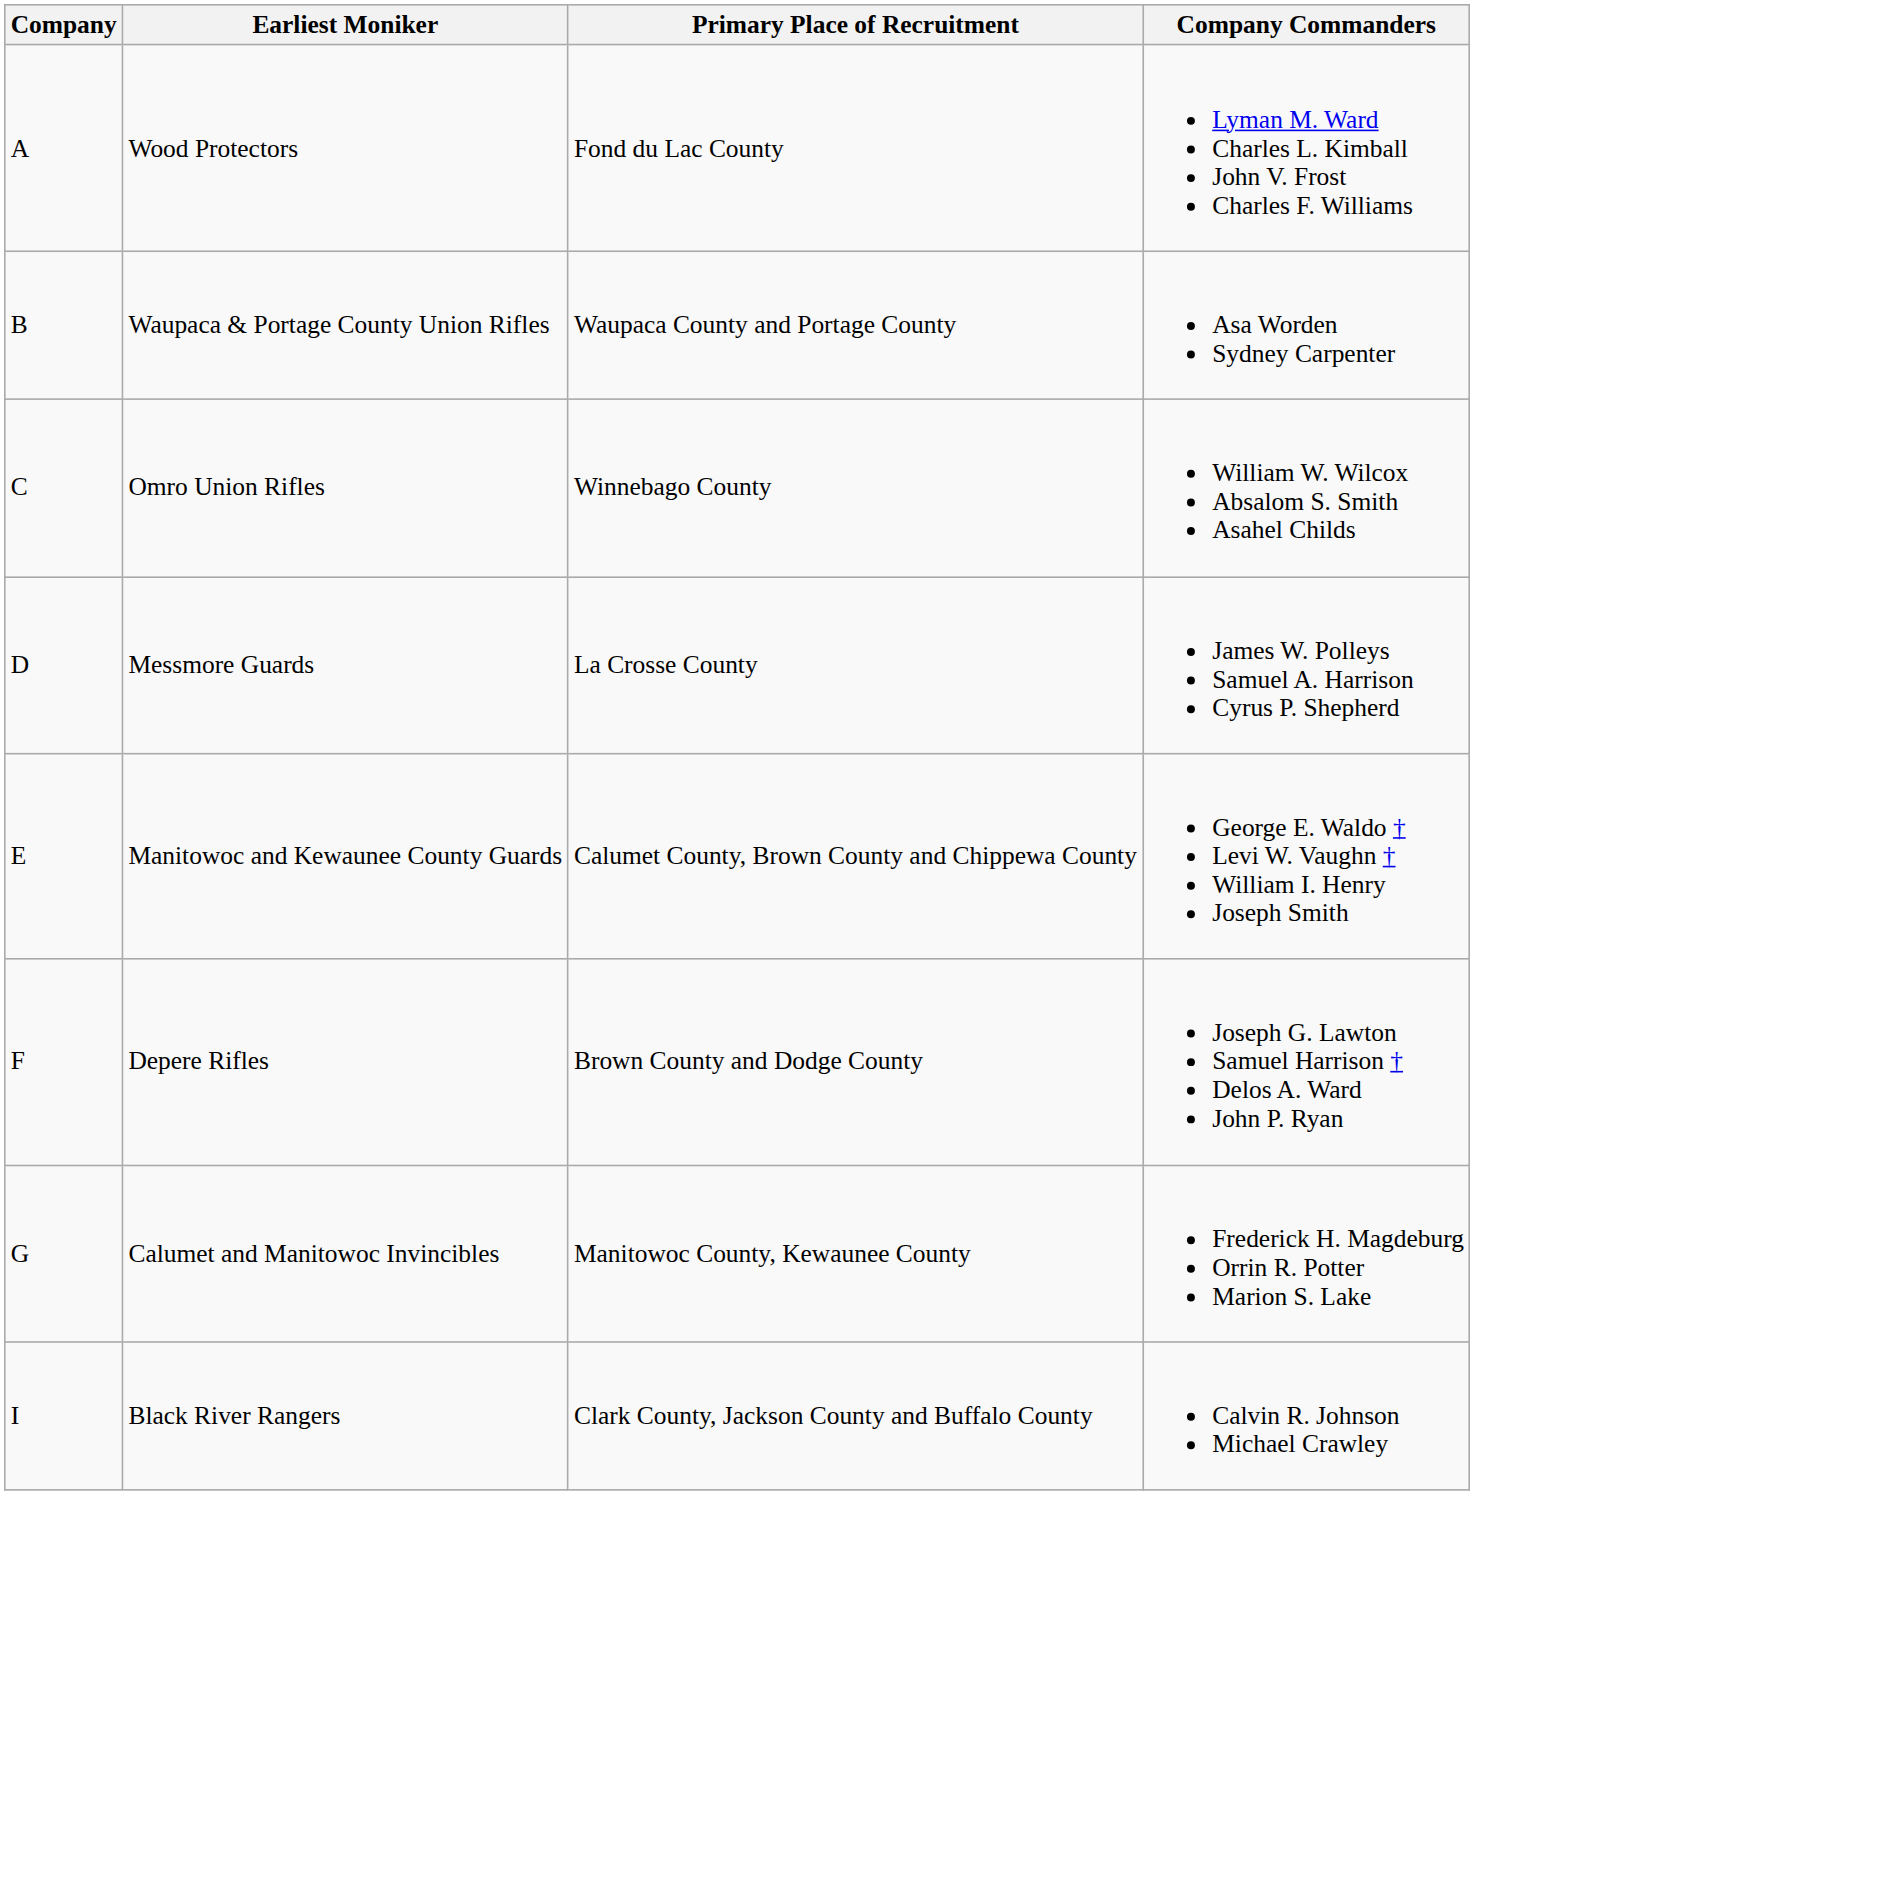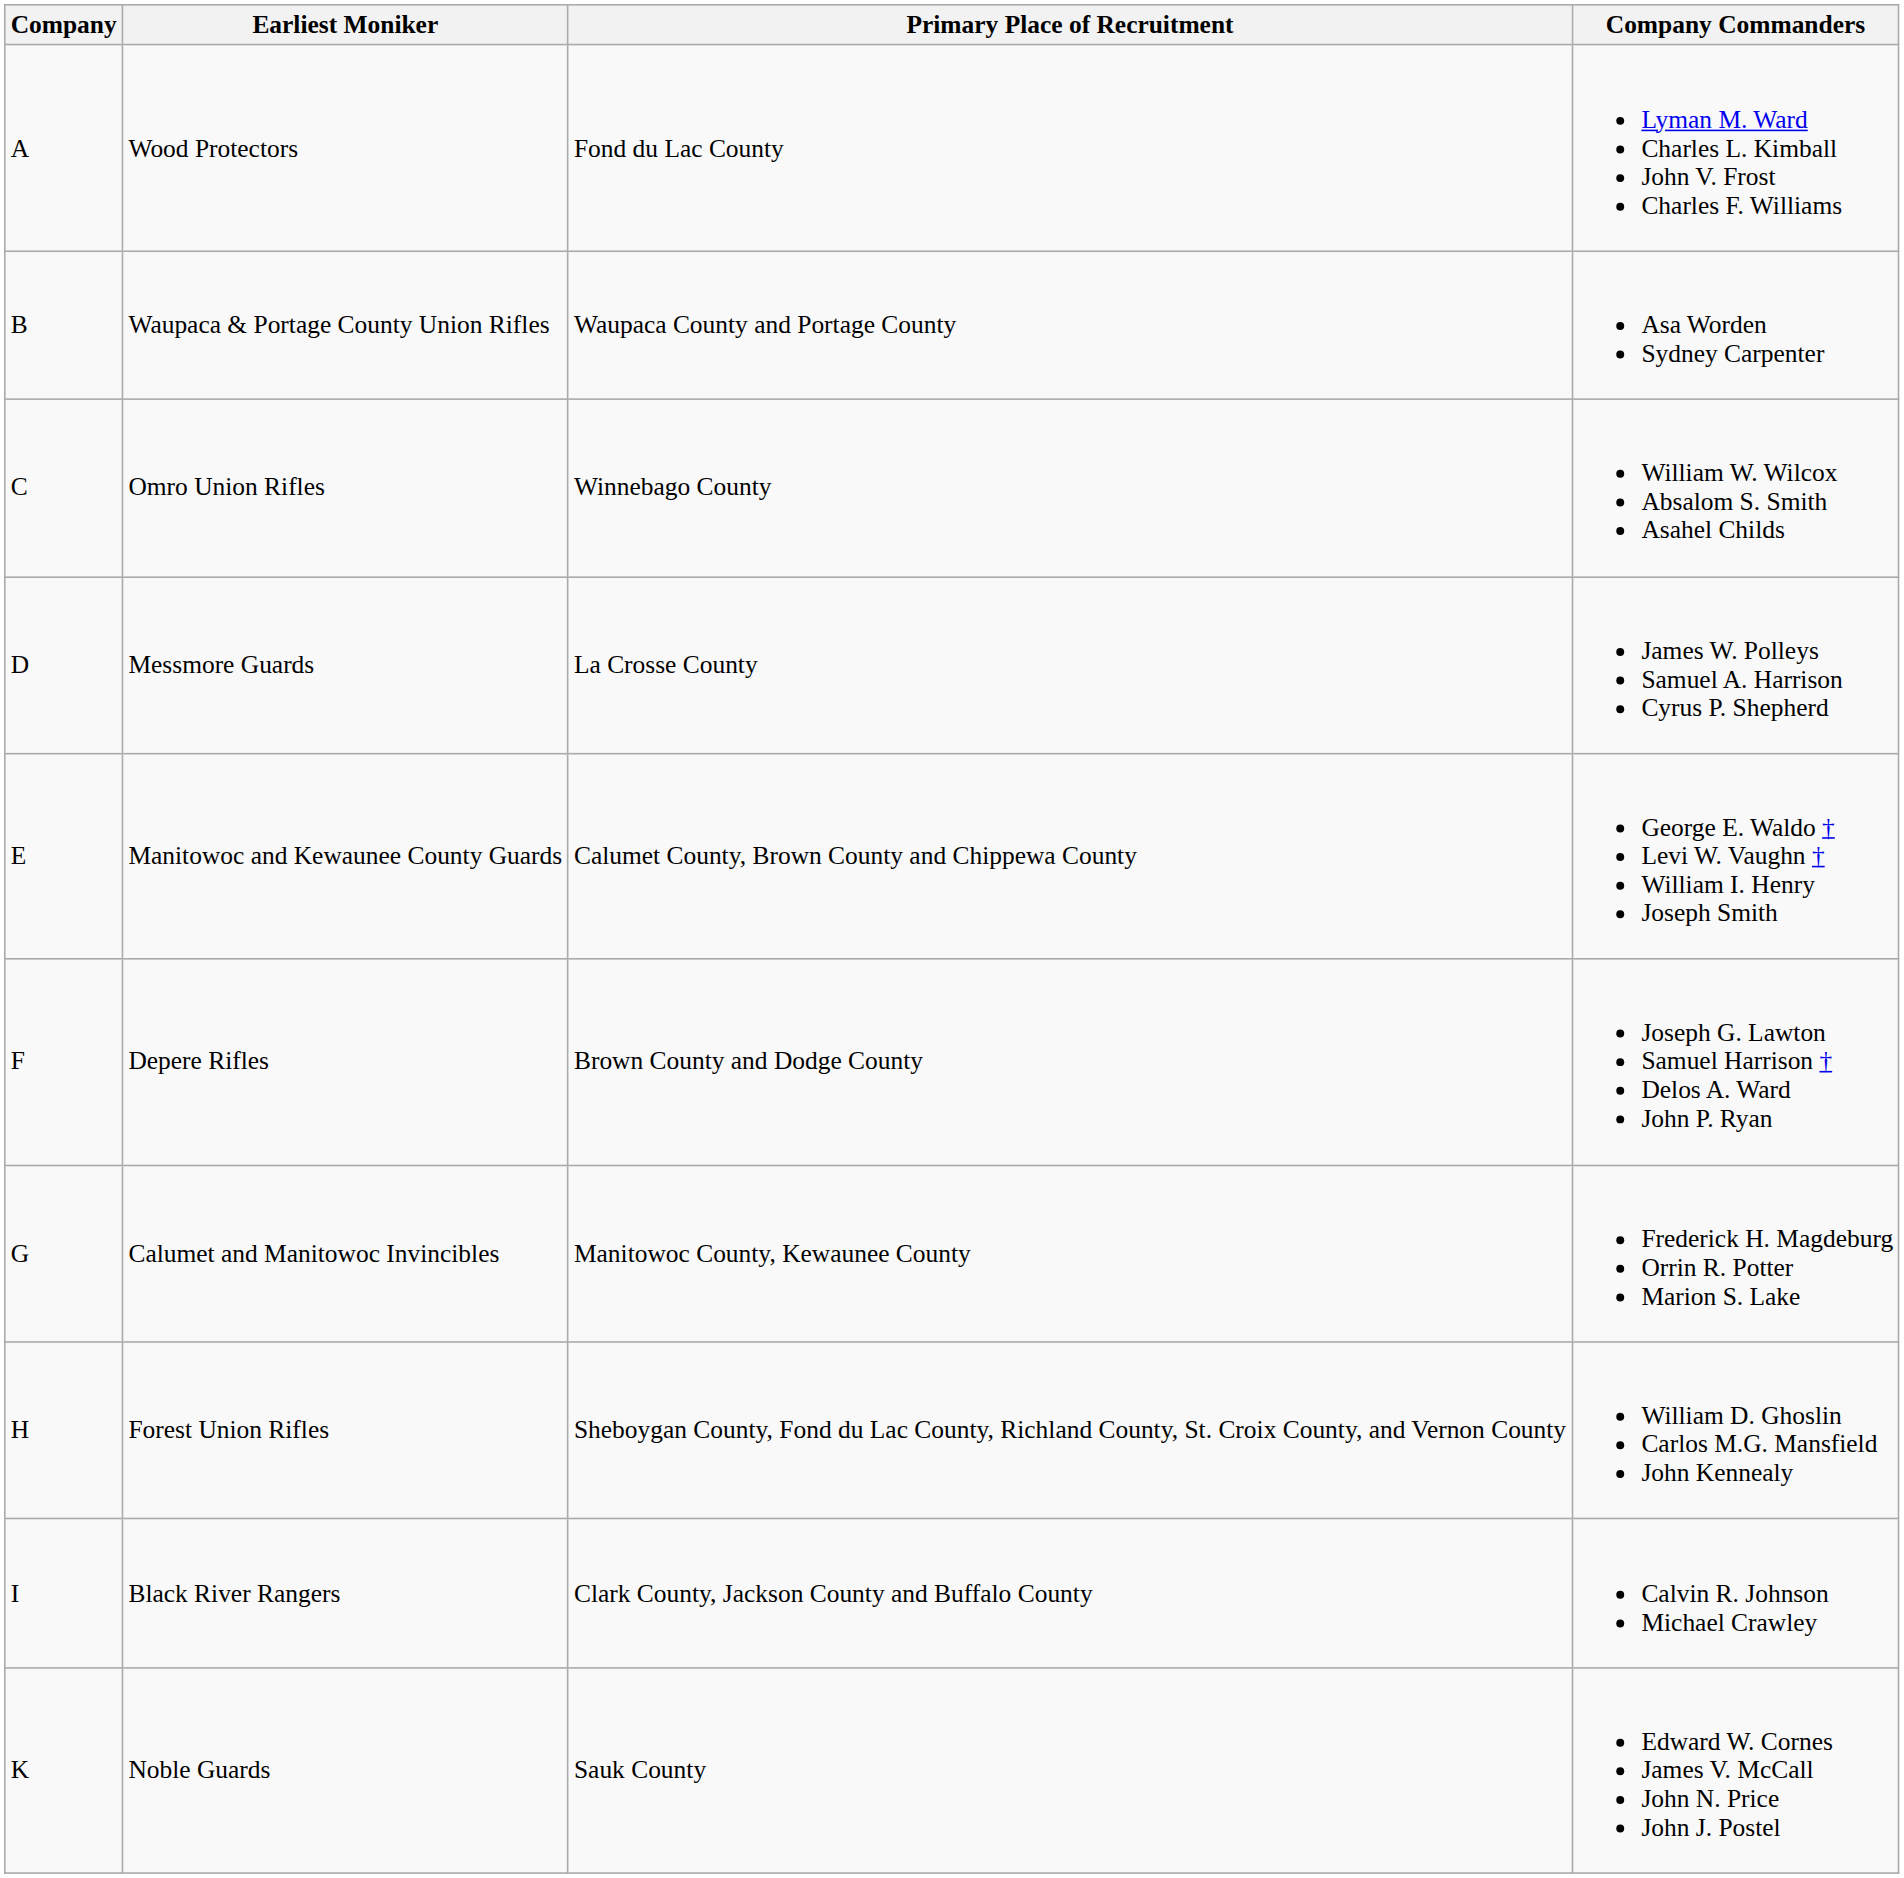+ row: (229, 1430)
+ row: (199, 1770)
